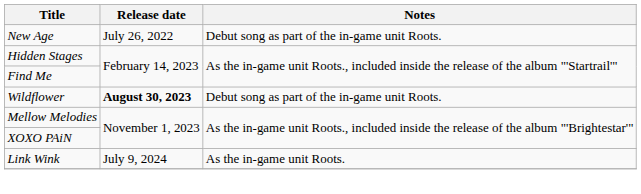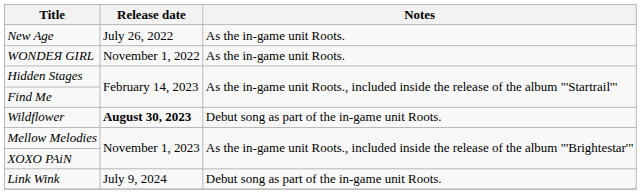(324, 35) Debut song as part of the in-game unit Roots. -> (275, 35) As the in-game unit Roots.
+ row: (51, 55)
(275, 158) As the in-game unit Roots. -> (324, 179) Debut song as part of the in-game unit Roots.
